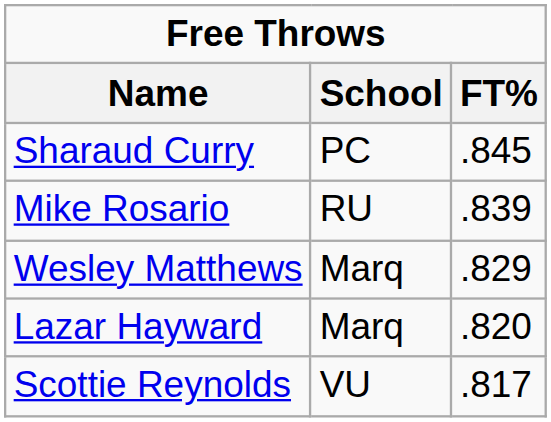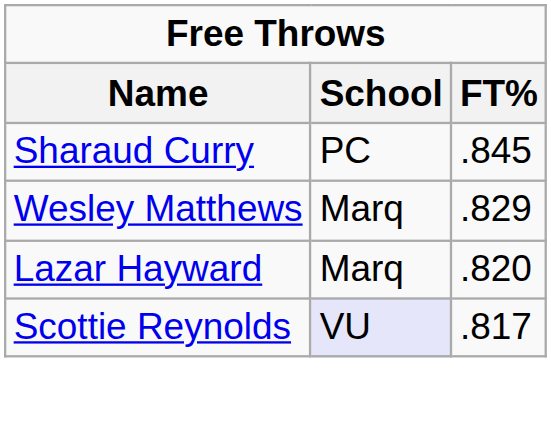- row: (122, 209)
(345, 385) no background -> (345, 326) lavender background
